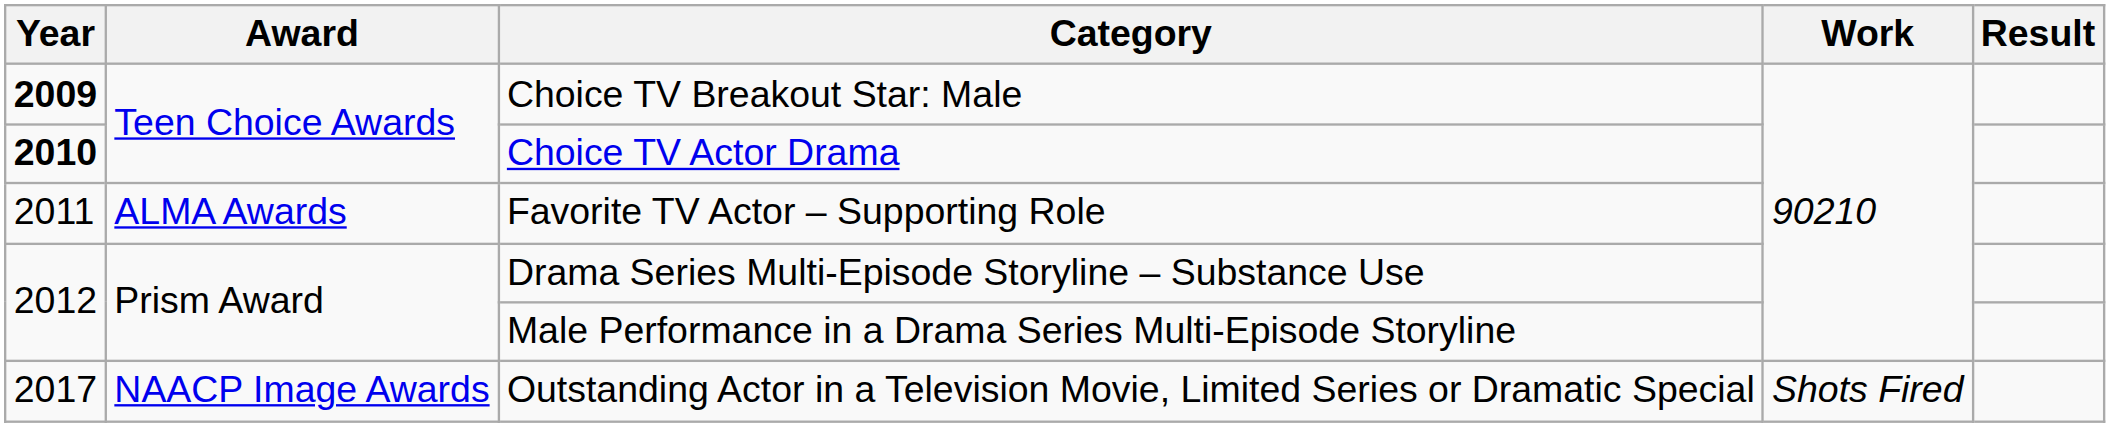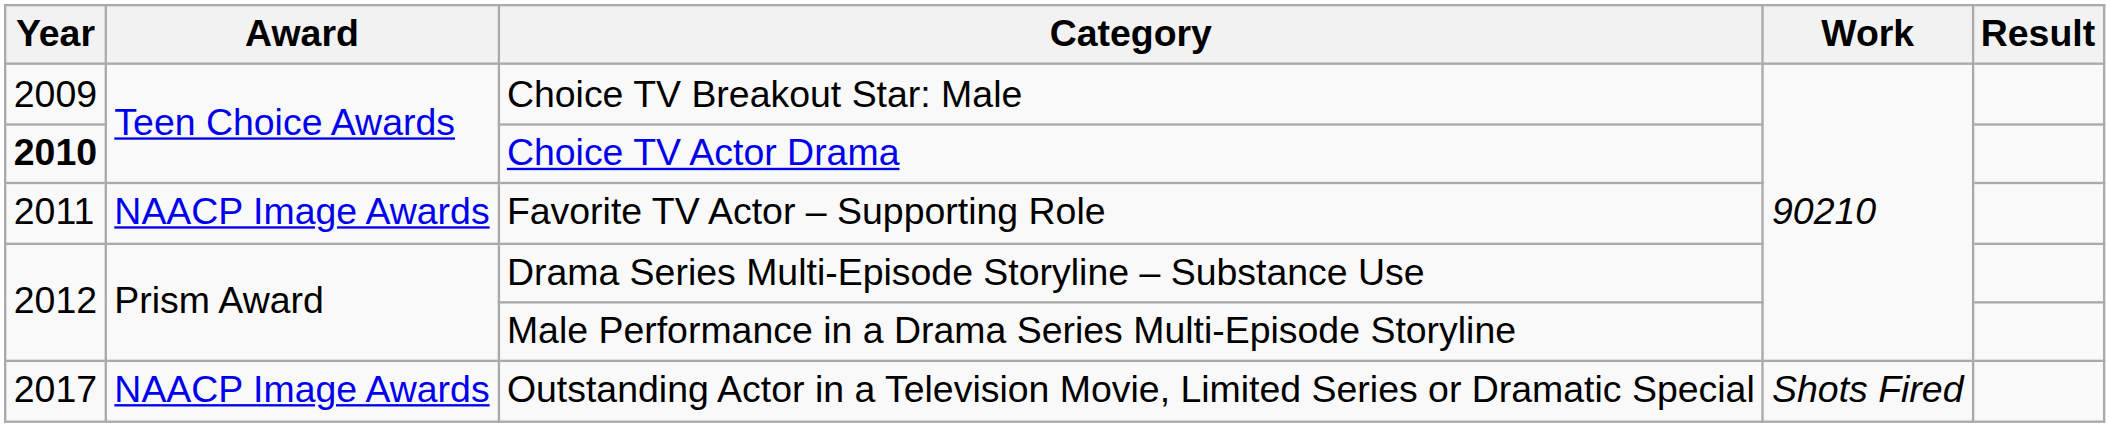(55, 93) bold -> (55, 93) normal
(231, 212) ALMA Awards -> (302, 212) NAACP Image Awards
